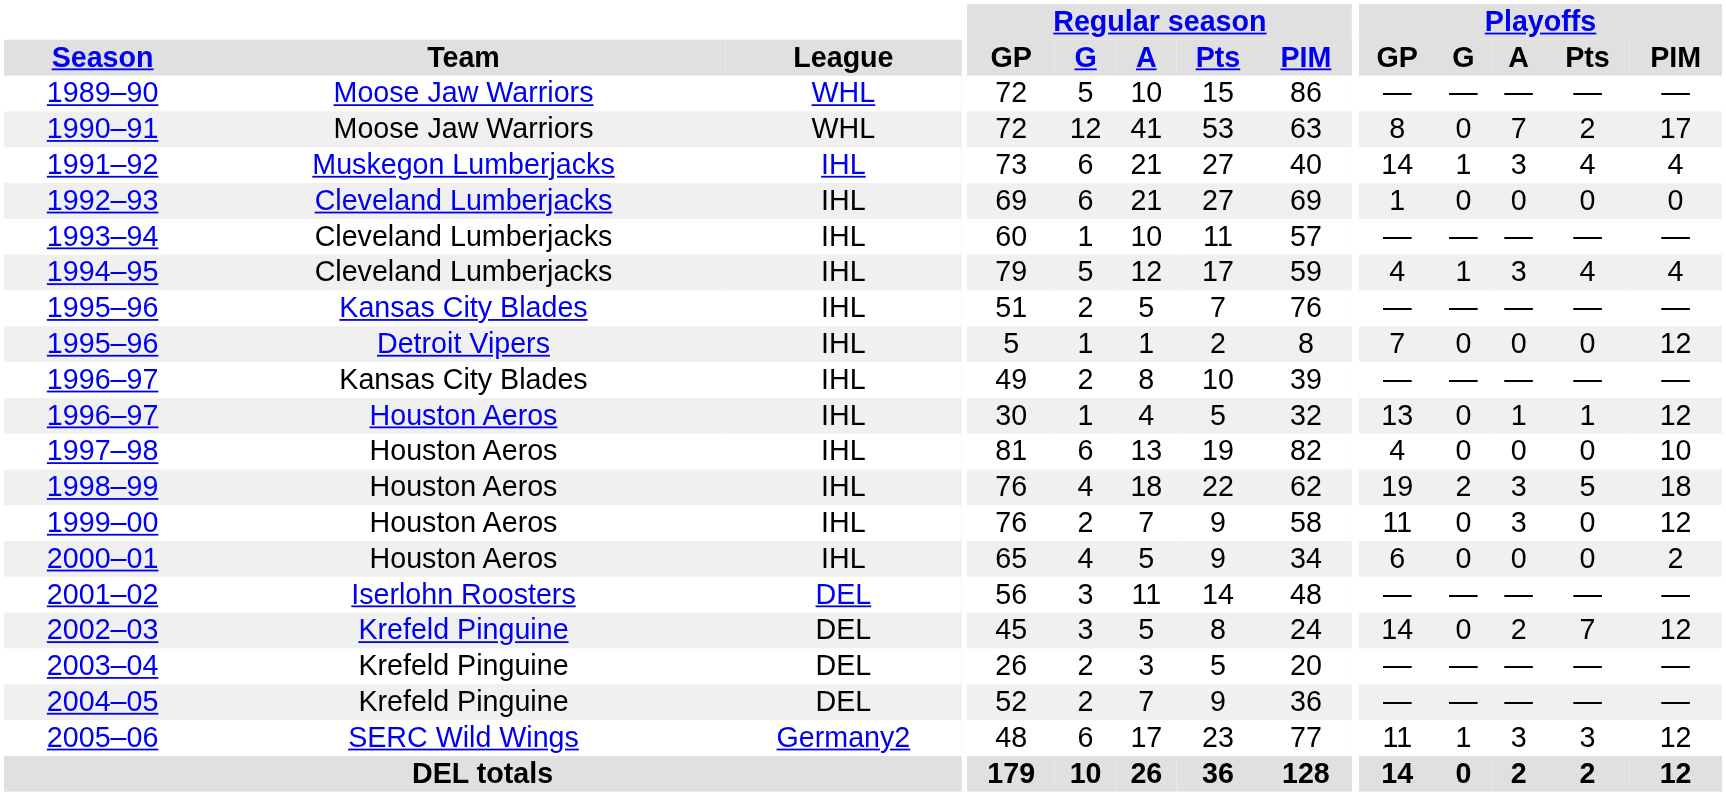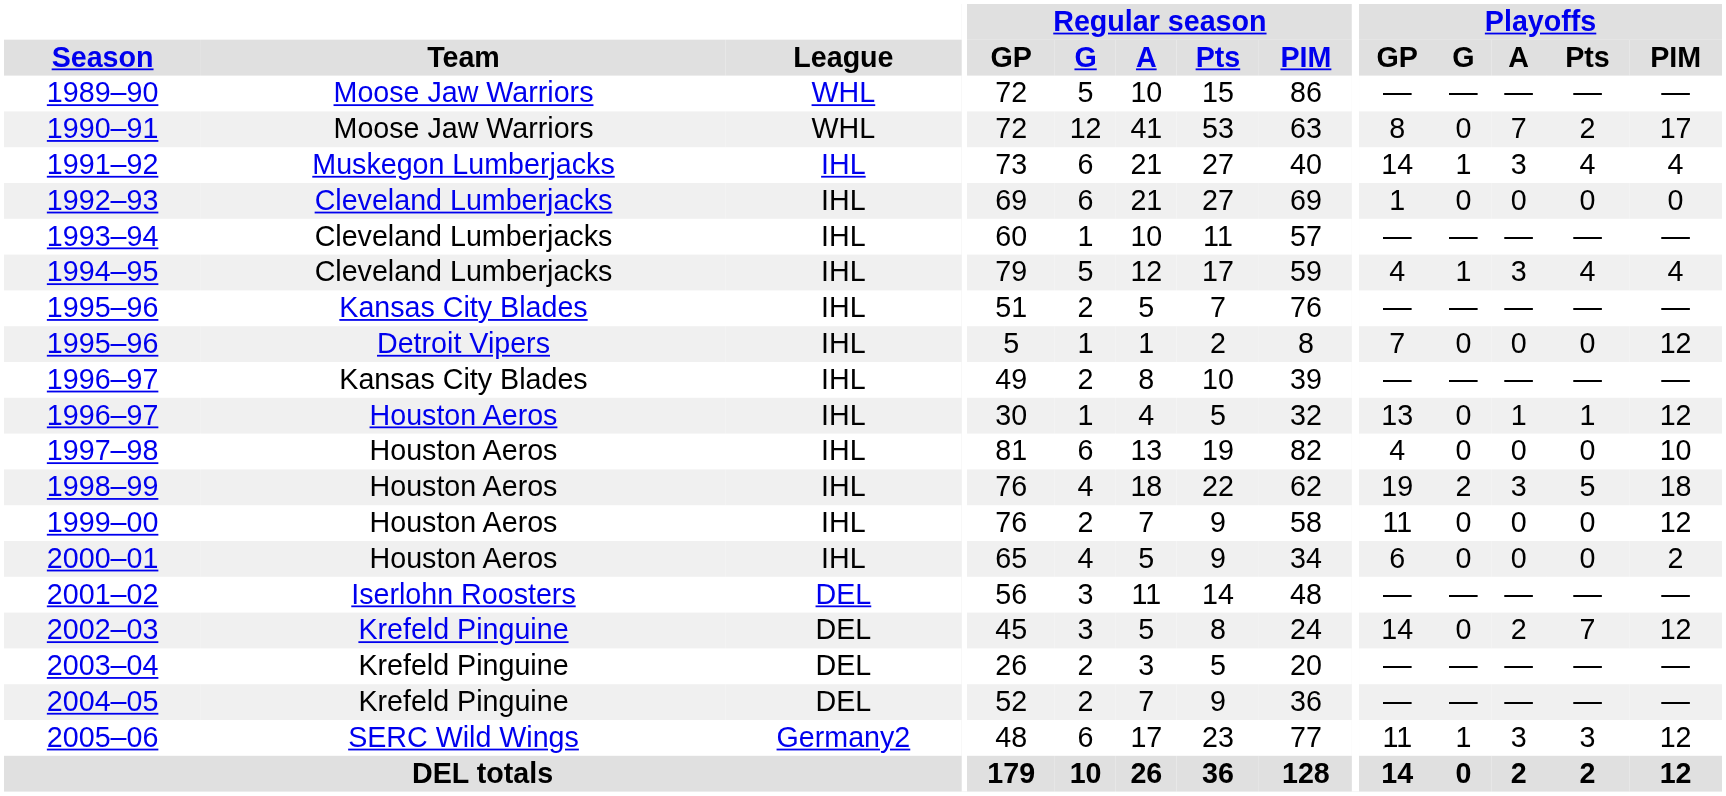(1519, 522) 3 -> (1519, 522) 0
